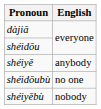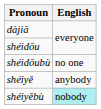rows swapped: (20, 63) <-> (28, 79)
(71, 96) no background -> (71, 96) paleturquoise background
